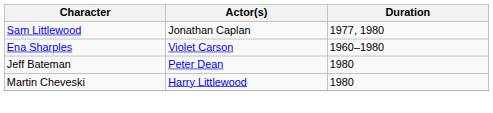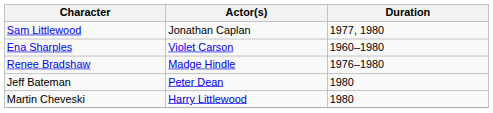+ row: (49, 64)
